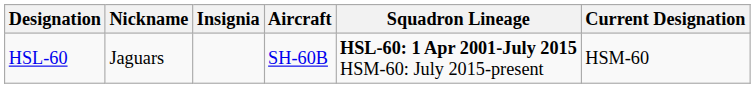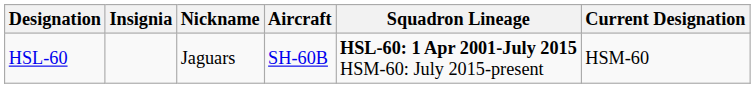columns swapped: (228, 18) <-> (149, 18)
